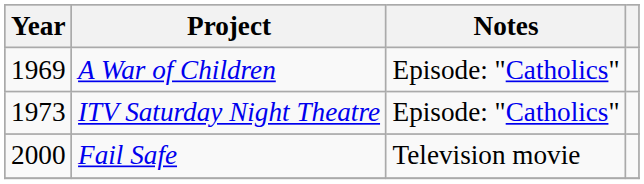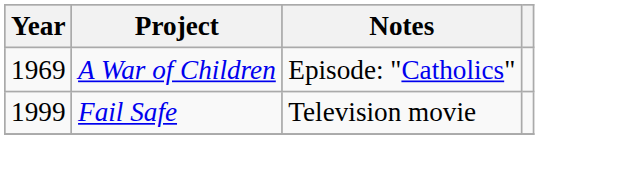- row: (229, 112)
(38, 155) 2000 -> (38, 112) 1999
